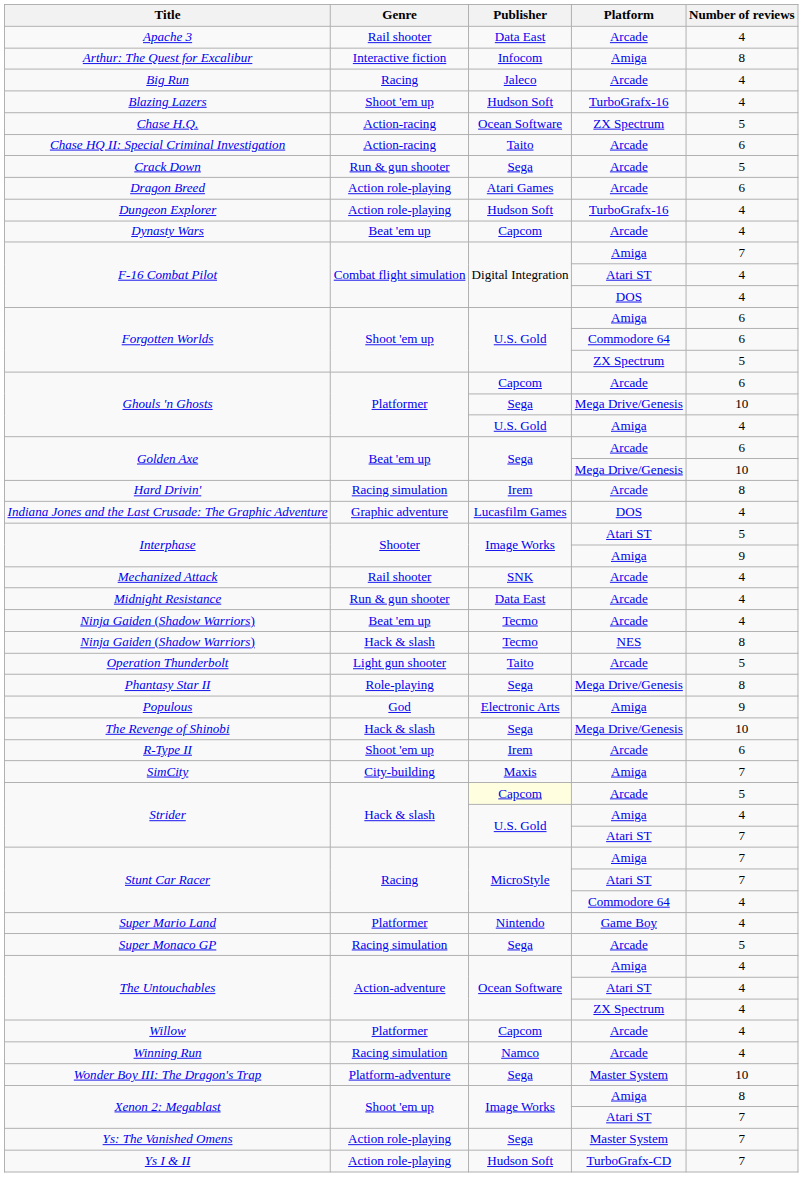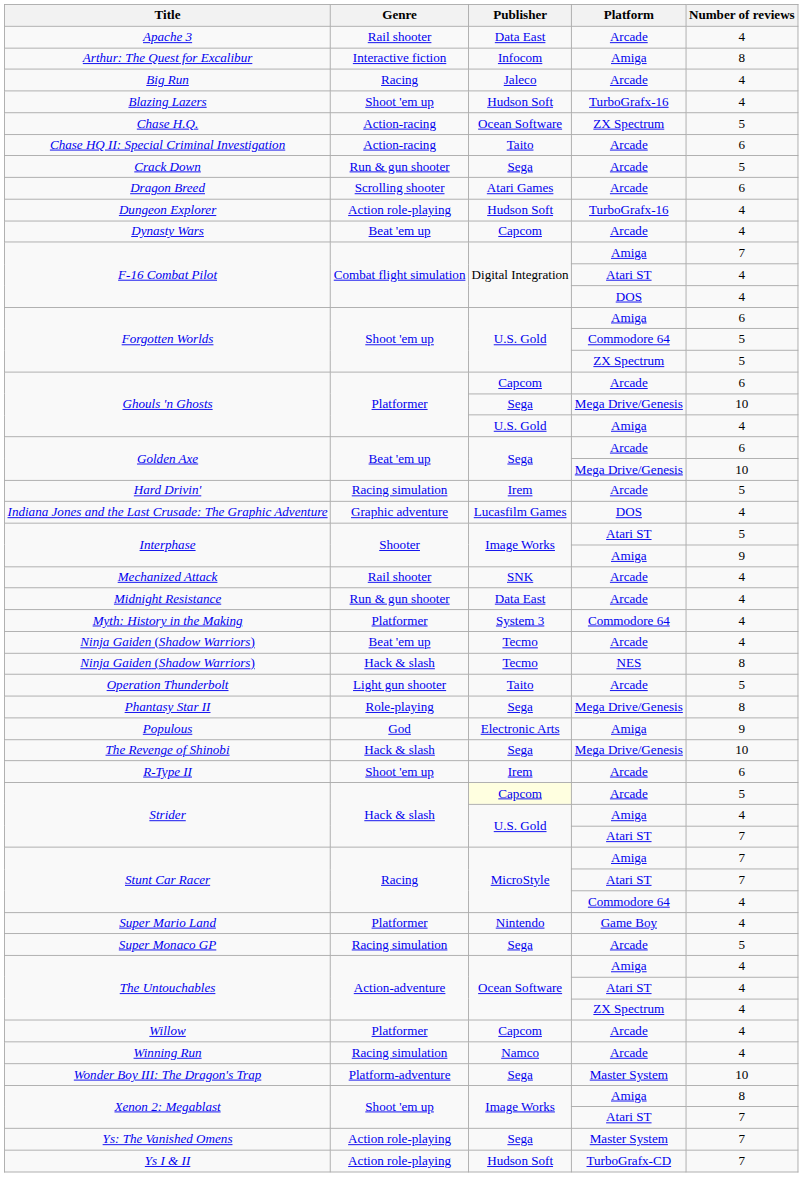(400, 188) Action role-playing -> (400, 188) Scrolling shooter
(742, 339) 6 -> (742, 339) 5
(742, 491) 8 -> (742, 491) 5
+ row: (168, 620)
- row: (168, 772)
